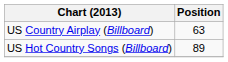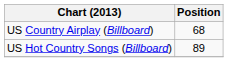(199, 30) 63 -> (199, 30) 68
